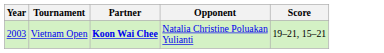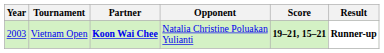+ column: (354, 12)
(299, 34) normal -> (299, 34) bold
